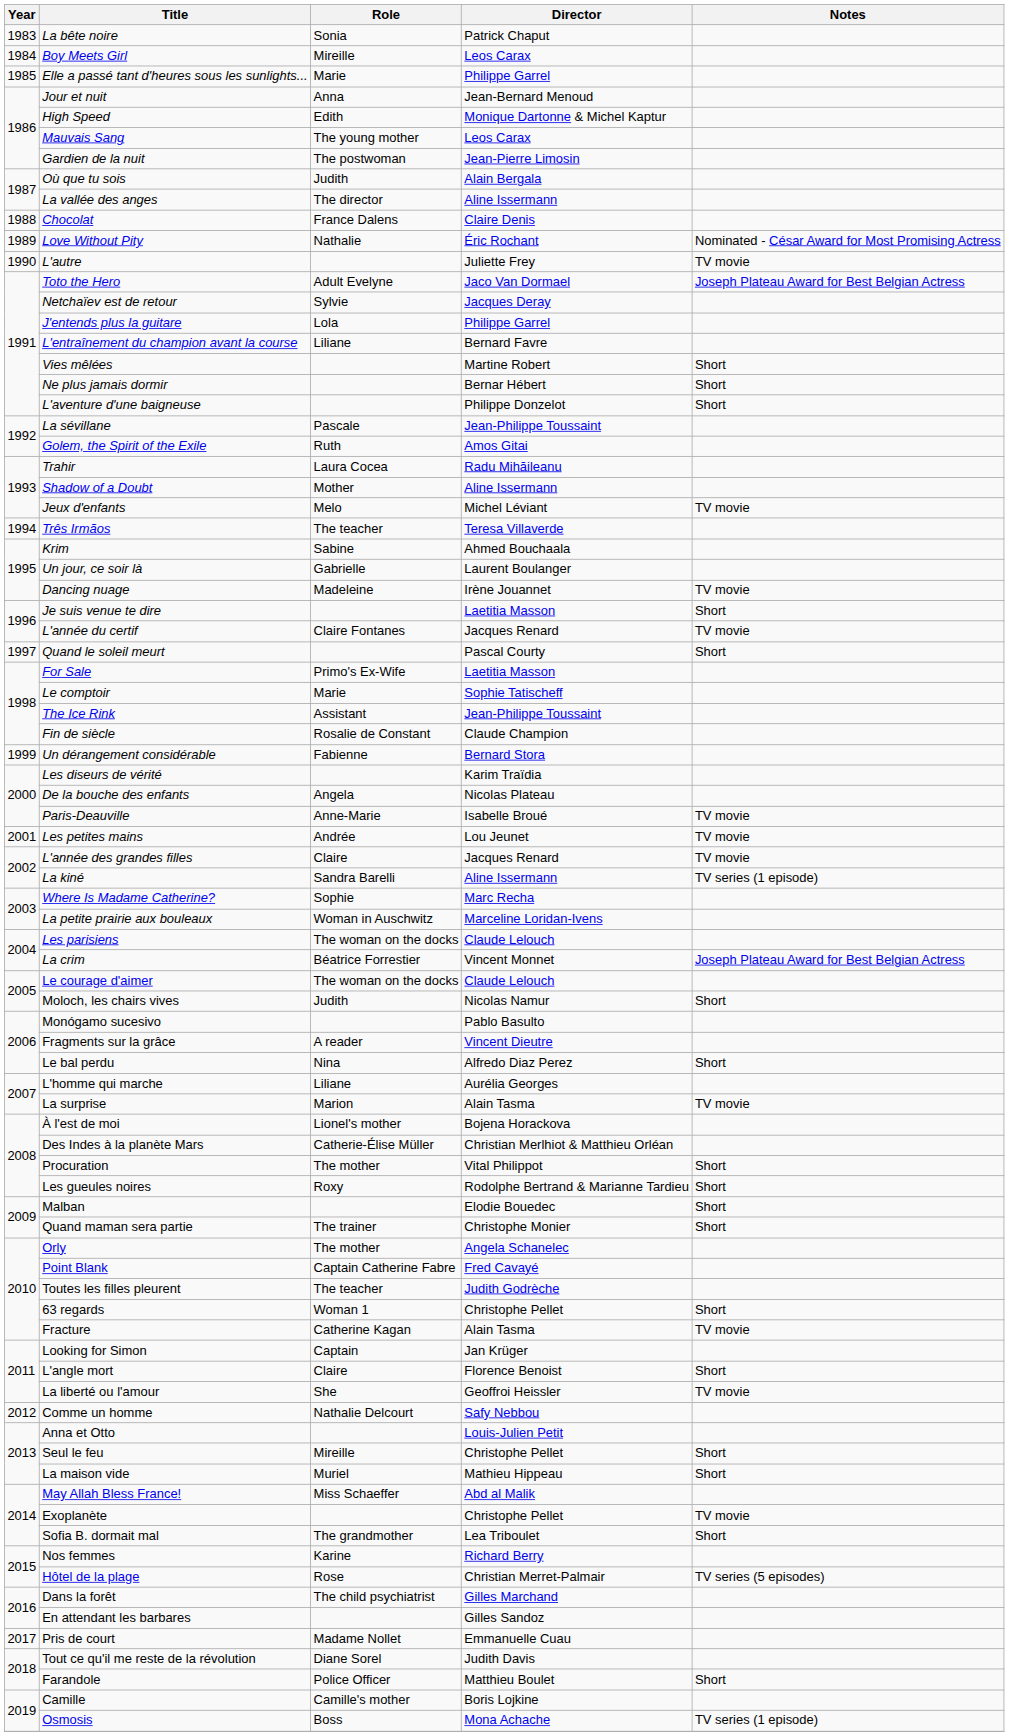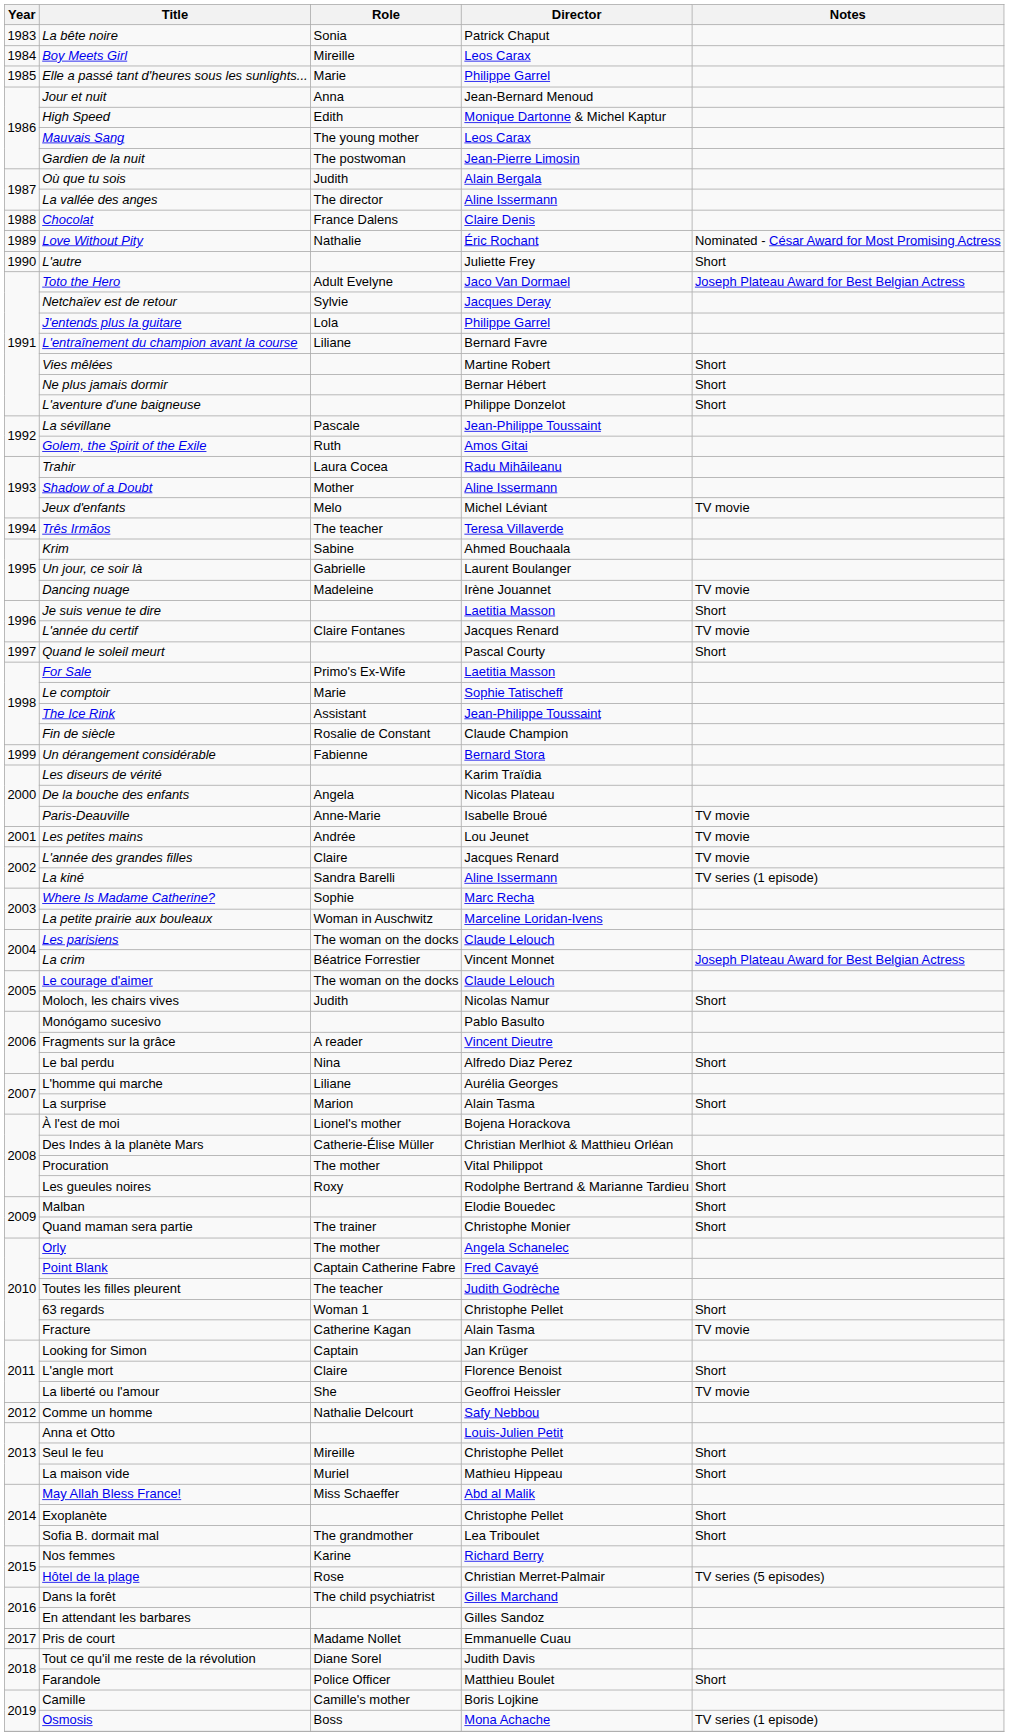(722, 261) TV movie -> (710, 261) Short
(722, 1104) TV movie -> (710, 1104) Short
(722, 1515) TV movie -> (710, 1515) Short
